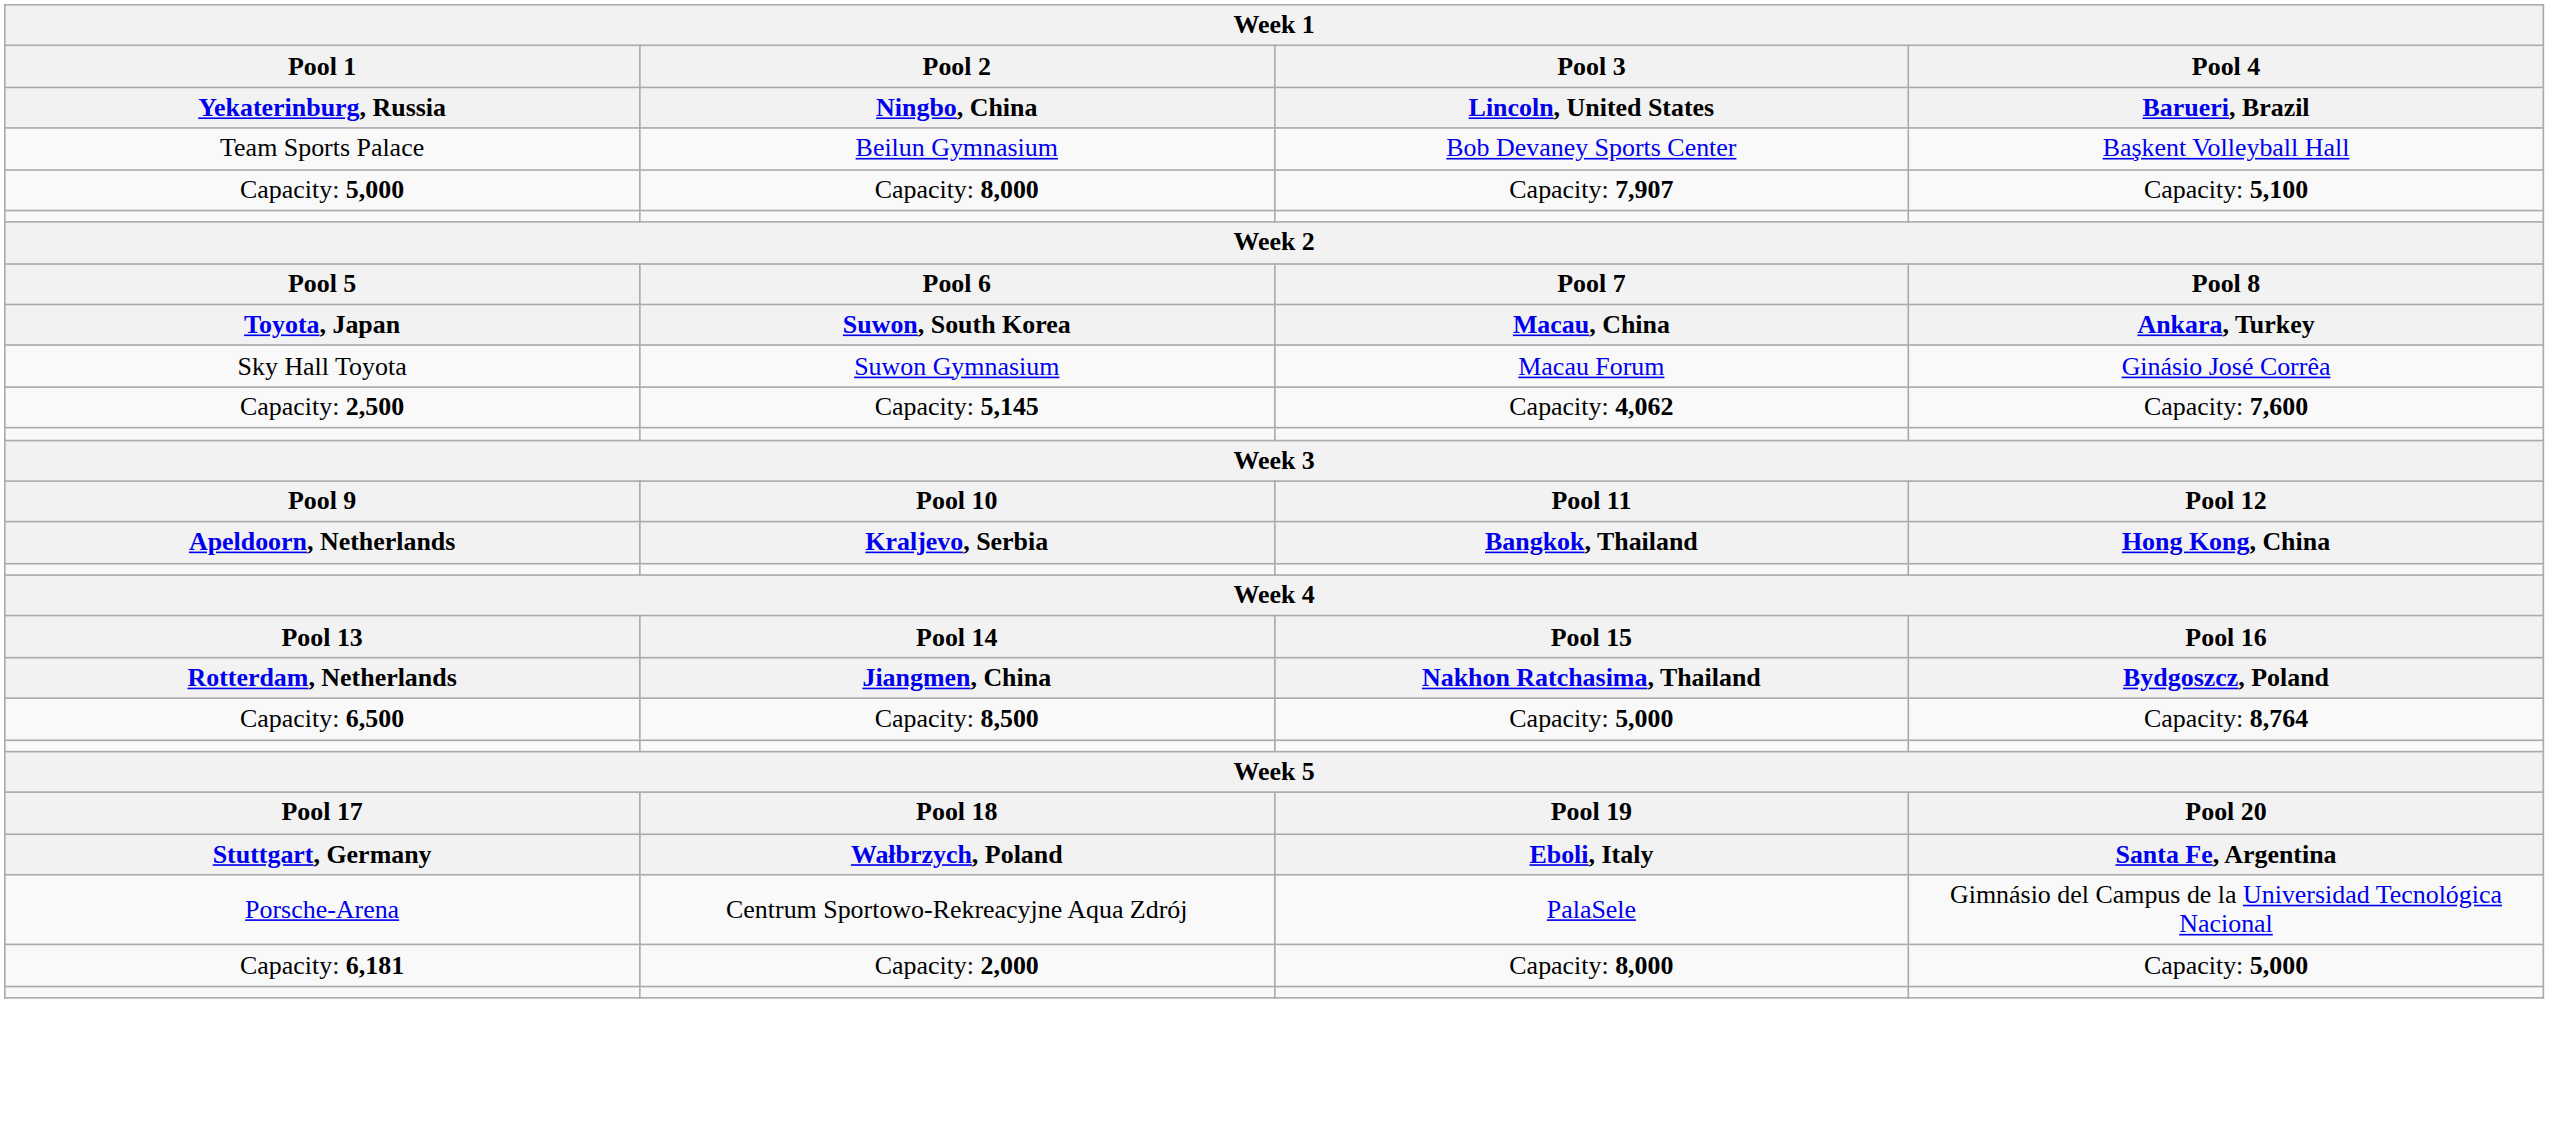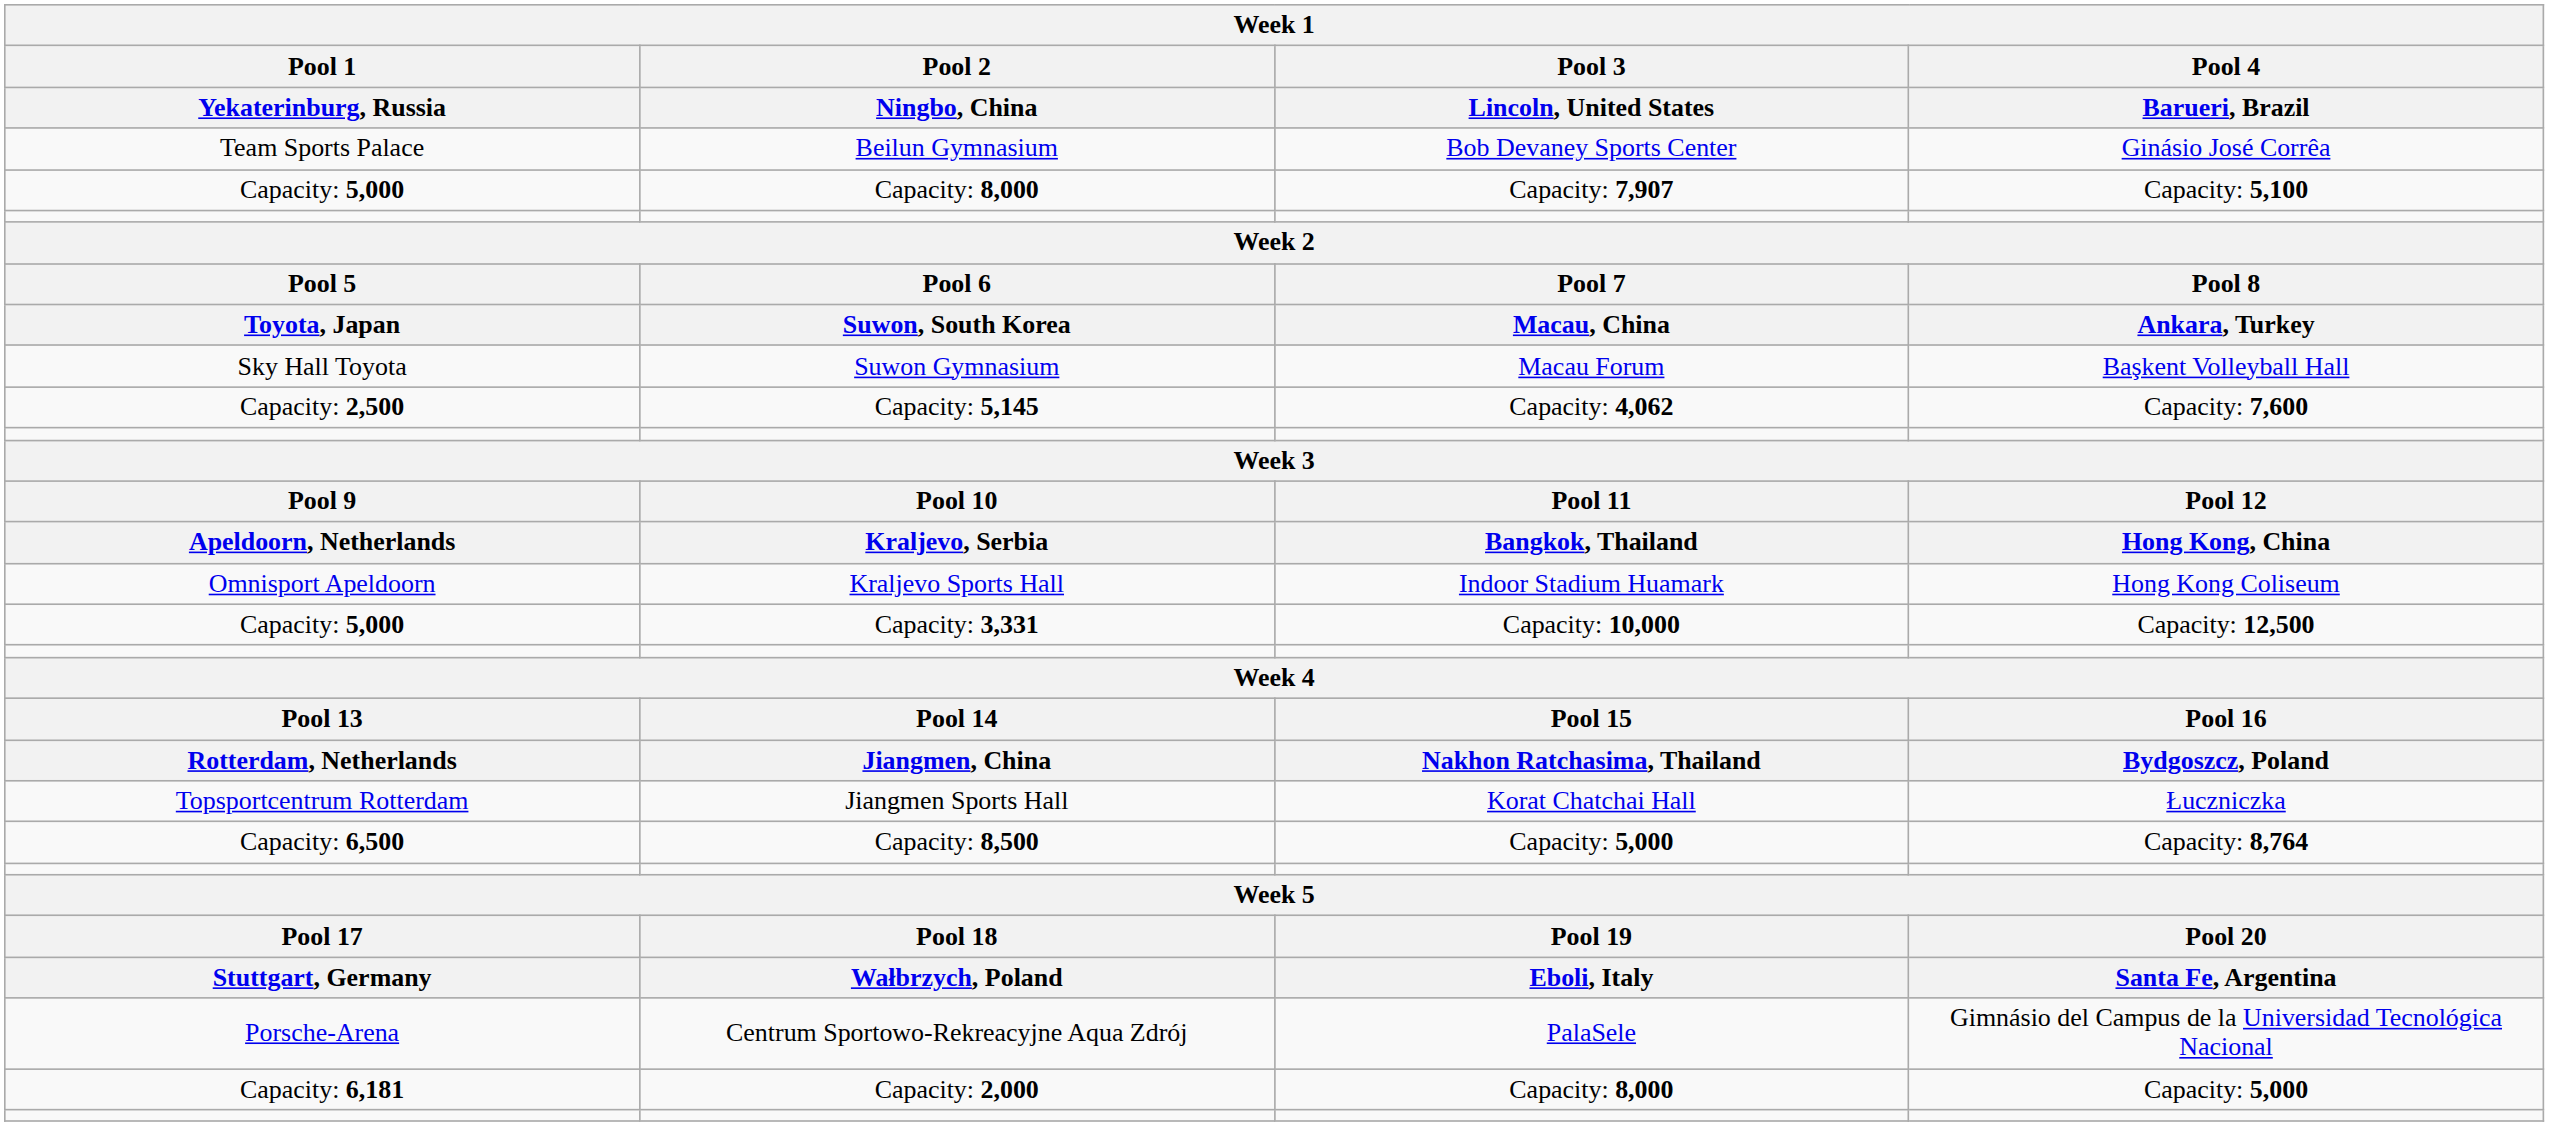(2226, 148) Başkent Volleyball Hall -> (2226, 148) Ginásio José Corrêa
(2226, 365) Ginásio José Corrêa -> (2226, 365) Başkent Volleyball Hall
+ row: (957, 583)
+ row: (957, 624)
+ row: (957, 800)
